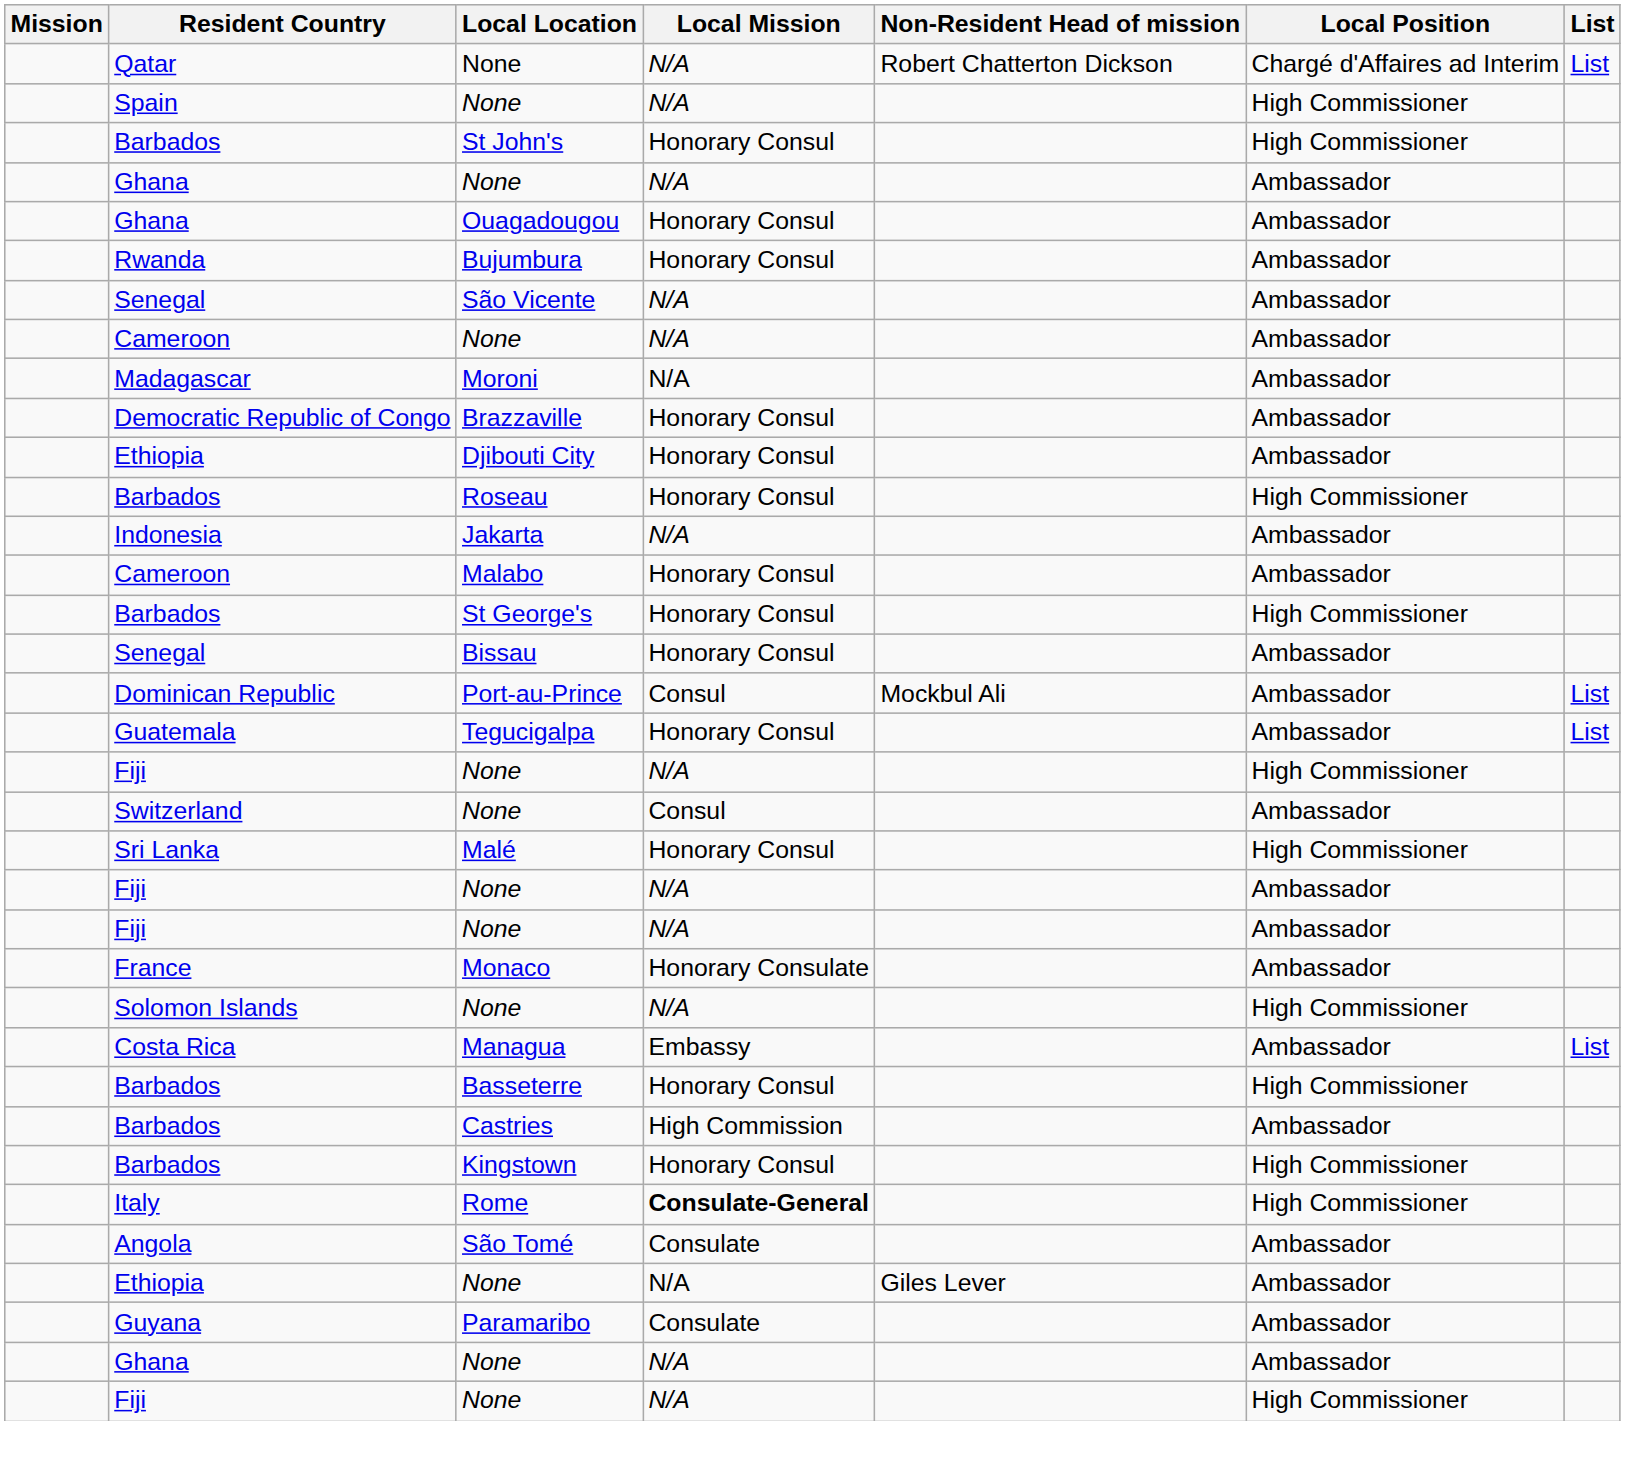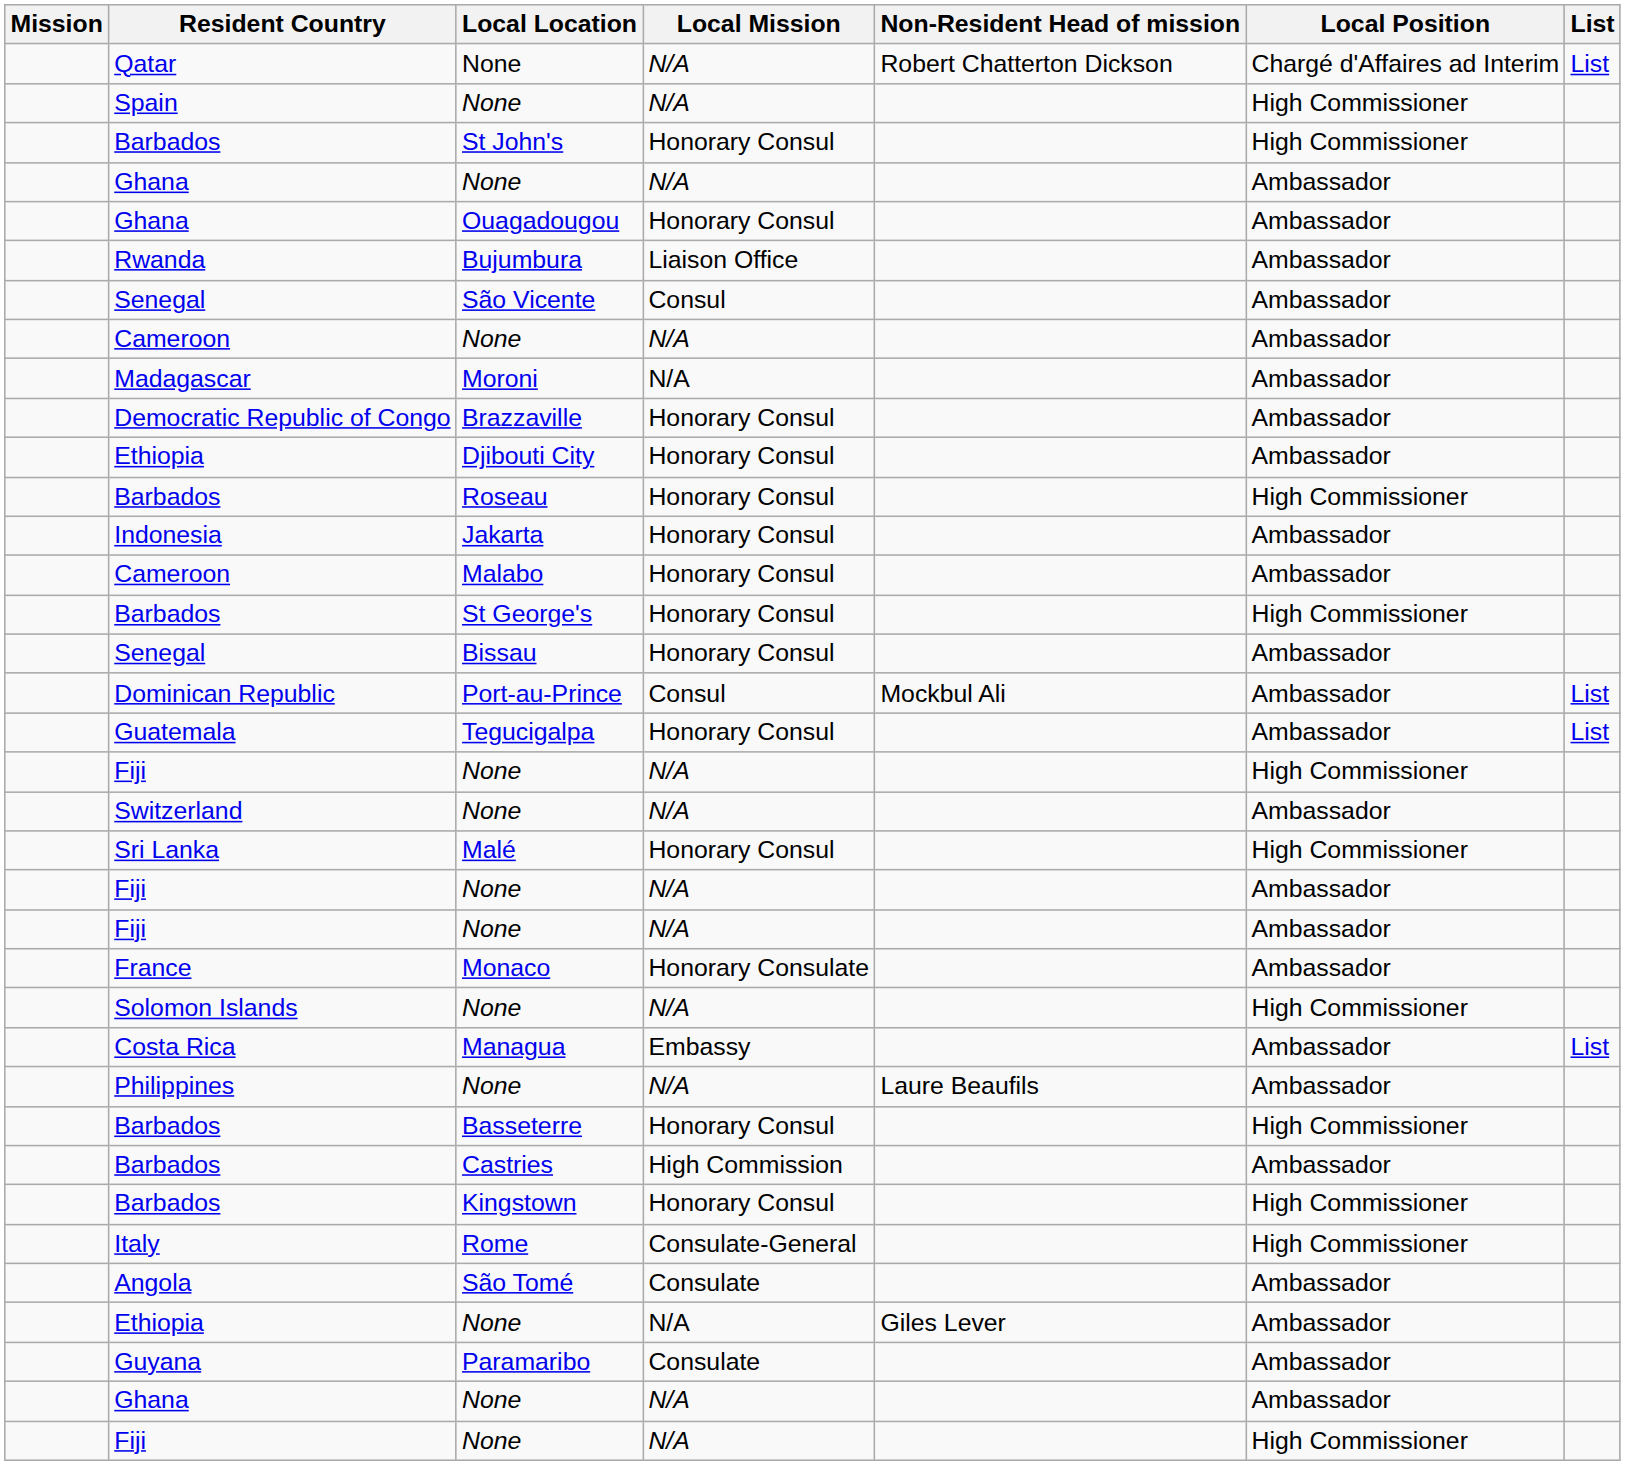(742, 260) Honorary Consul -> (723, 260) Liaison Office
(669, 299) N/A -> (687, 299) Consul
(669, 535) N/A -> (742, 535) Honorary Consul
(687, 810) Consul -> (669, 810) N/A
+ row: (174, 1086)
(759, 1204) bold -> (753, 1243) normal
